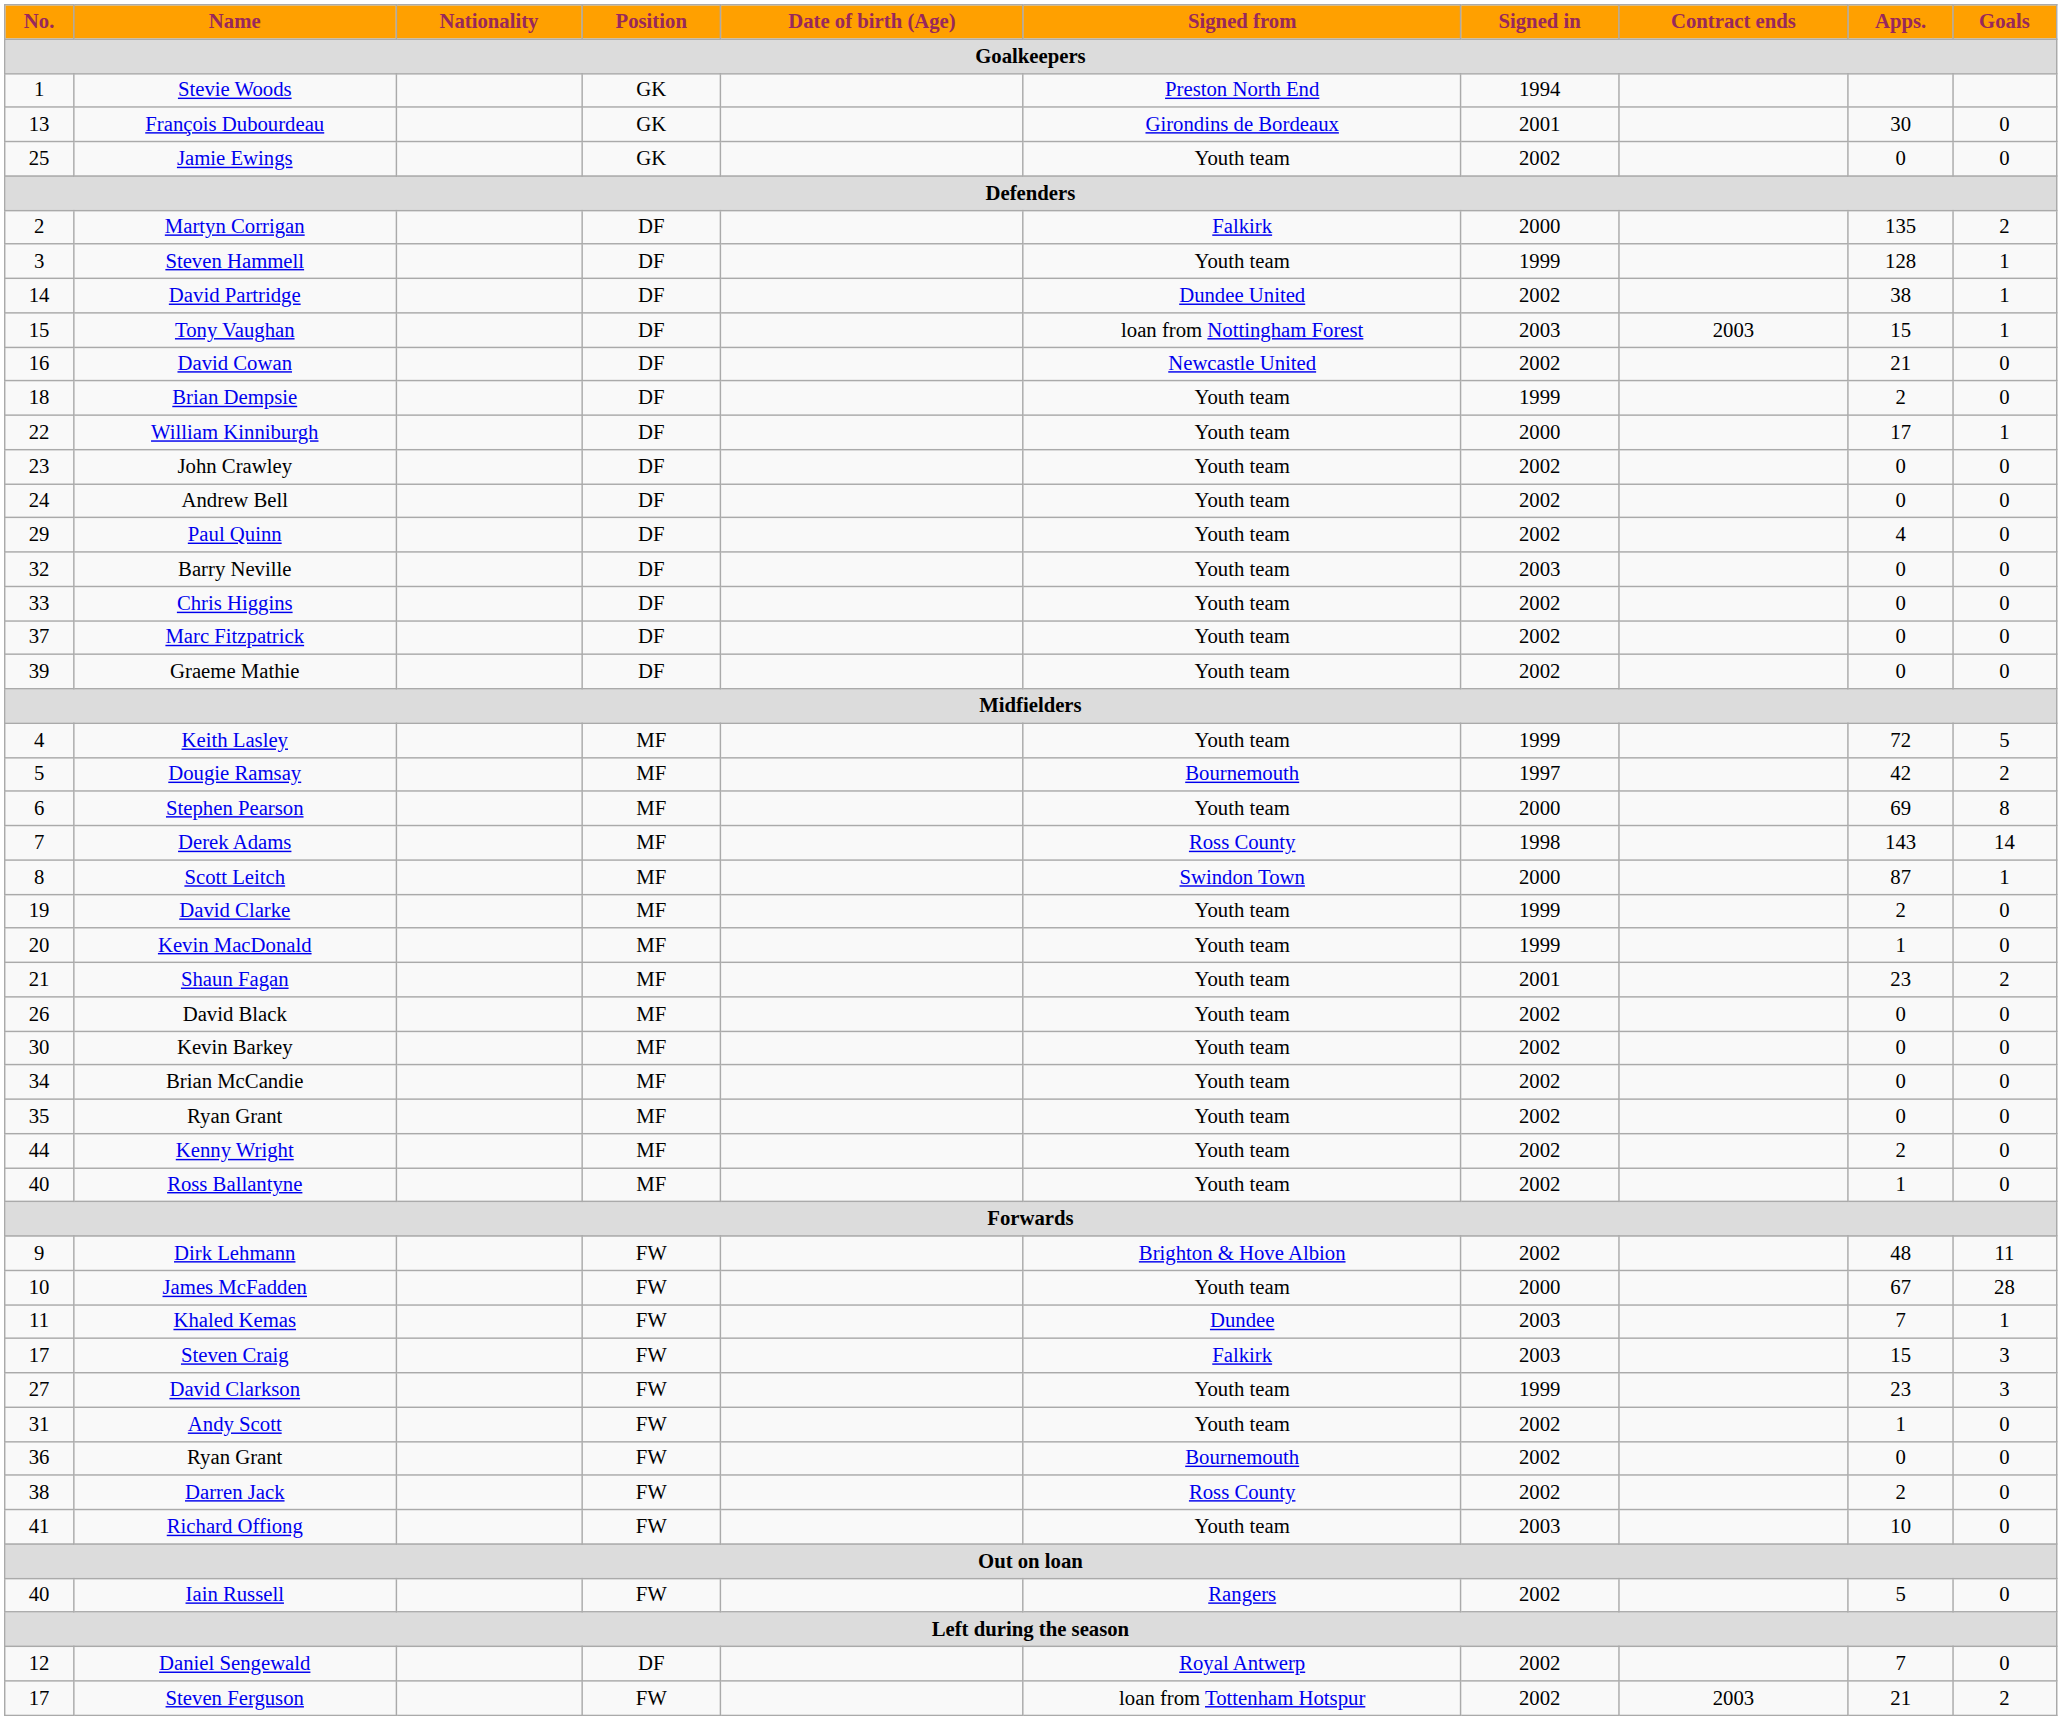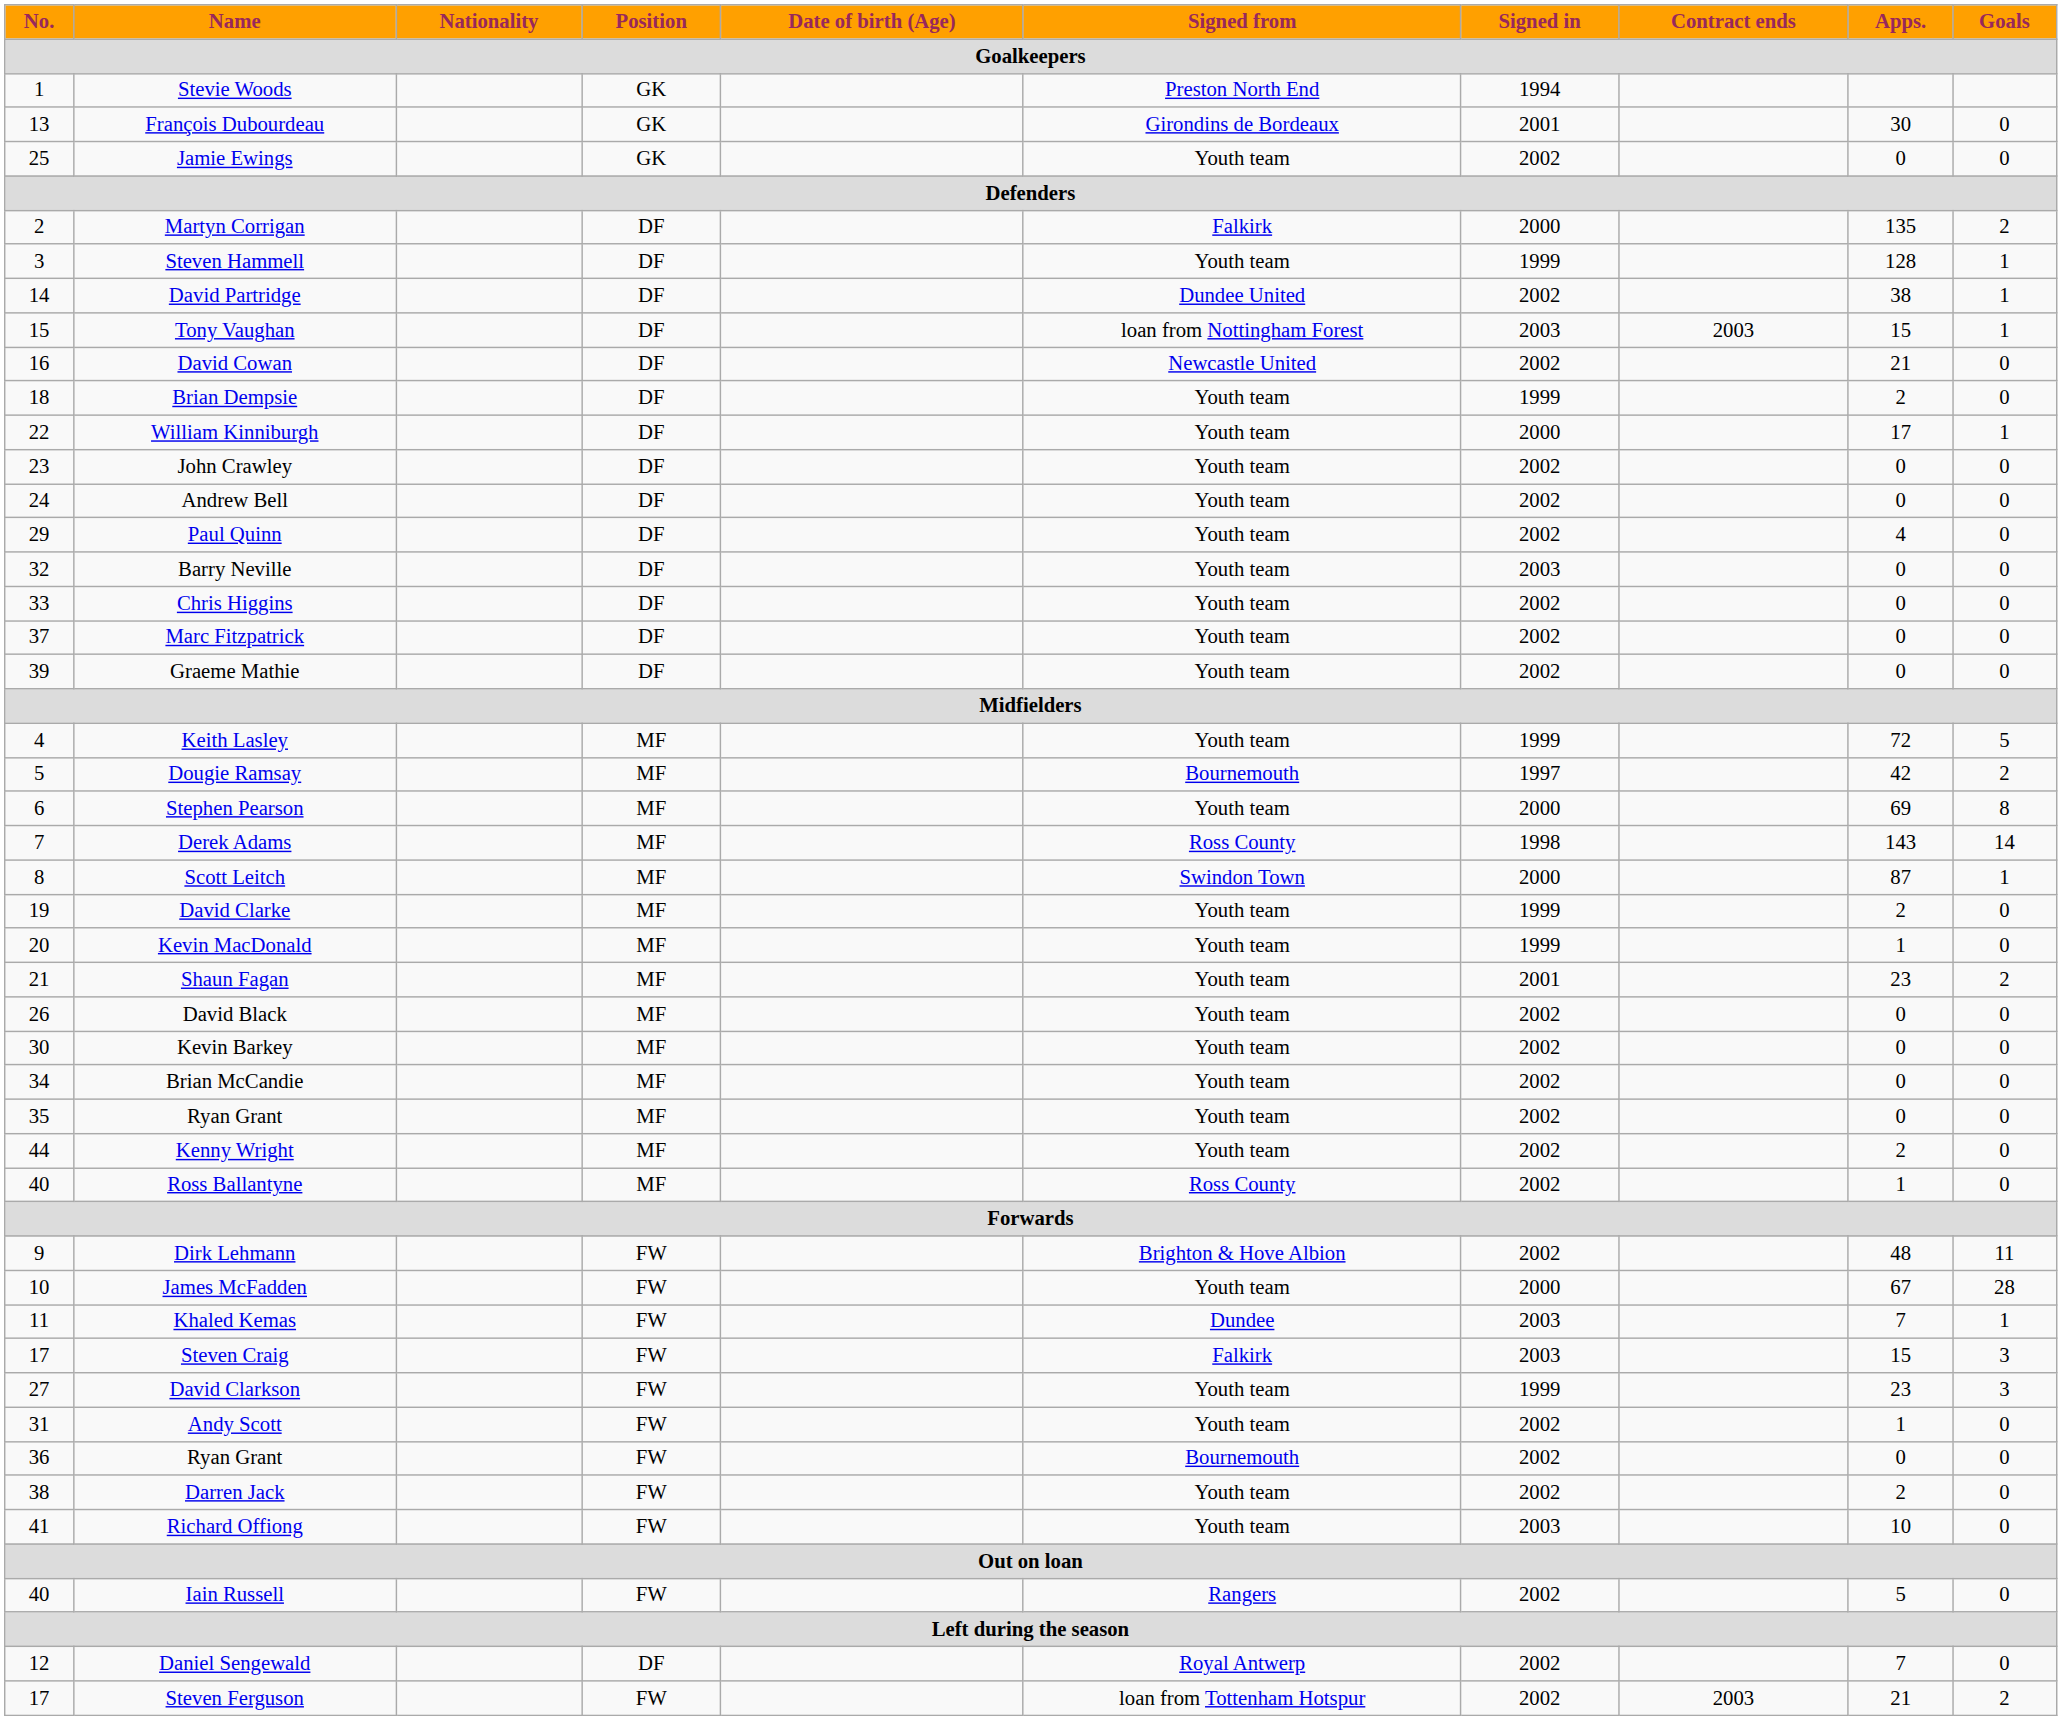(1242, 1184) Youth team -> (1242, 1184) Ross County
(1242, 1492) Ross County -> (1242, 1492) Youth team
